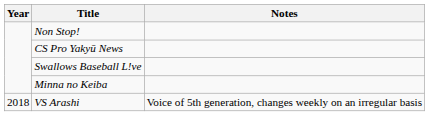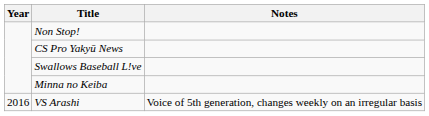(18, 102) 2018 -> (18, 102) 2016
